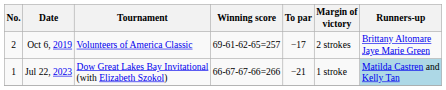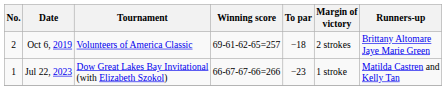(298, 45) −17 -> (298, 45) −18
(298, 72) −21 -> (298, 72) −23
(401, 72) lightblue background -> (401, 72) no background
